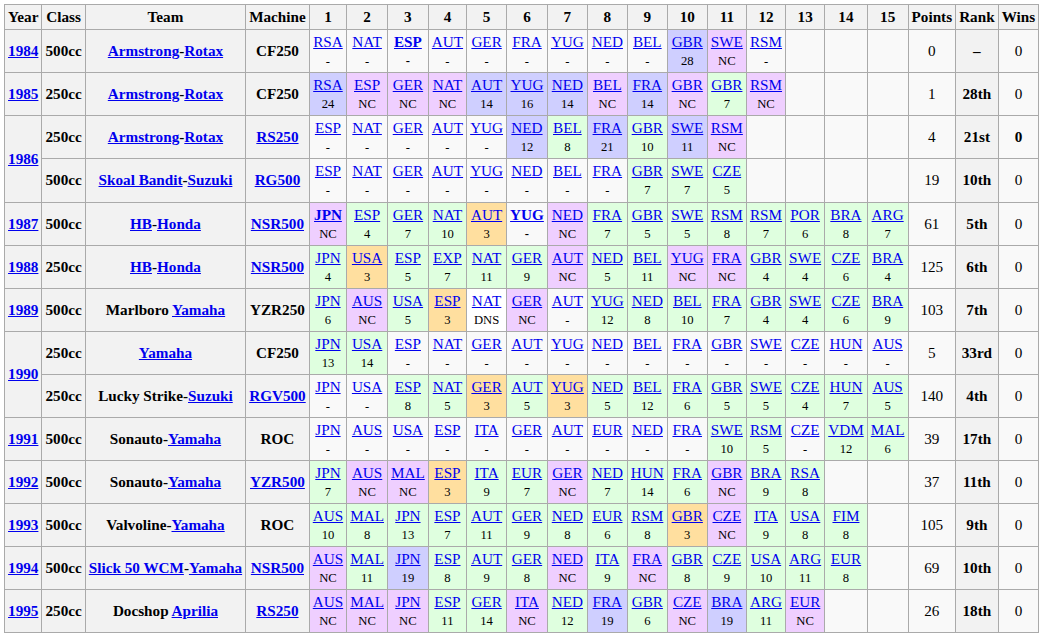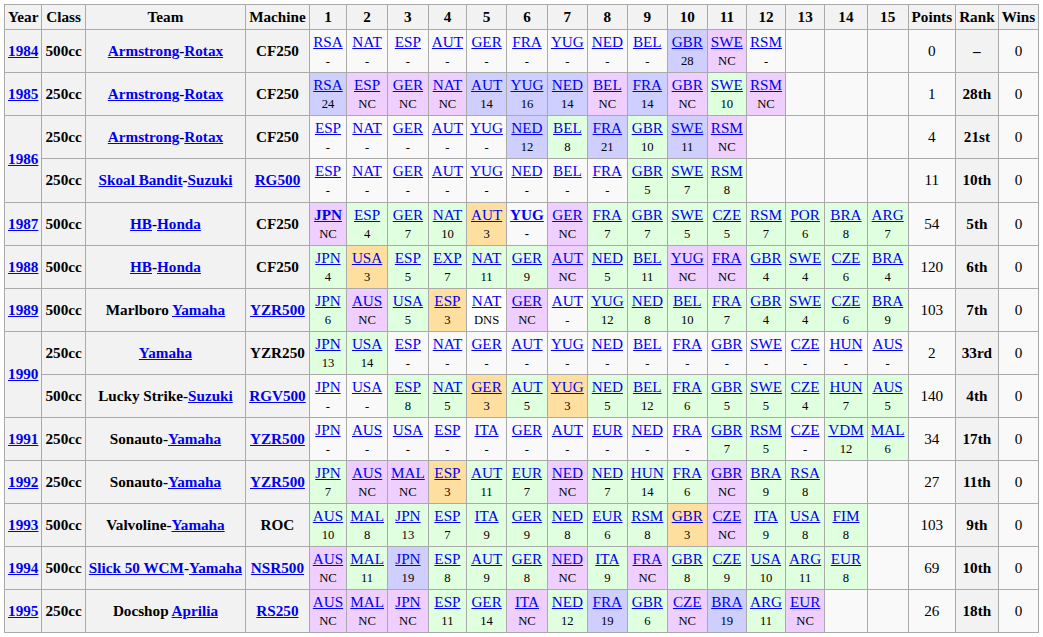(408, 51) bold -> (408, 51) normal
(727, 94) GBR 7 -> (727, 94) SWE 10
(277, 137) RS250 -> (277, 137) CF250
(1018, 137) bold -> (1018, 137) normal
(64, 180) 500cc -> (64, 180) 250cc
(647, 180) GBR 7 -> (647, 180) GBR 5
(727, 180) CZE 5 -> (727, 180) RSM 8
(932, 180) 19 -> (932, 180) 11
(277, 223) NSR500 -> (277, 223) CF250
(567, 223) NED NC -> (567, 223) GER NC
(647, 223) GBR 5 -> (647, 223) GBR 7
(727, 223) RSM 8 -> (727, 223) CZE 5
(932, 223) 61 -> (932, 223) 54
(64, 266) 250cc -> (64, 266) 500cc
(277, 266) NSR500 -> (277, 266) CF250
(932, 266) 125 -> (932, 266) 120
(277, 309) YZR250 -> (277, 309) YZR500
(277, 352) CF250 -> (277, 352) YZR250
(932, 352) 5 -> (932, 352) 2
(64, 395) 250cc -> (64, 395) 500cc
(64, 438) 500cc -> (64, 438) 250cc
(277, 438) ROC -> (277, 438) YZR500
(727, 438) SWE 10 -> (727, 438) GBR 7
(932, 438) 39 -> (932, 438) 34
(64, 481) 500cc -> (64, 481) 250cc
(487, 481) ITA 9 -> (487, 481) AUT 11
(567, 481) GER NC -> (567, 481) NED NC
(932, 481) 37 -> (932, 481) 27
(487, 524) AUT 11 -> (487, 524) ITA 9
(932, 524) 105 -> (932, 524) 103
